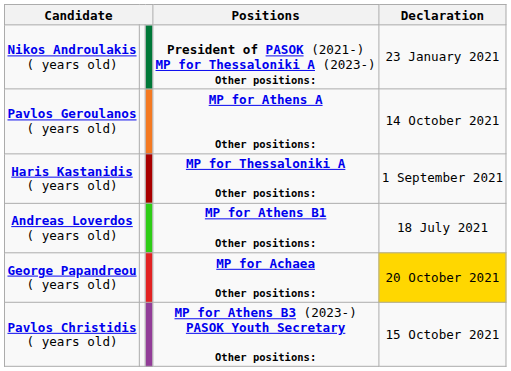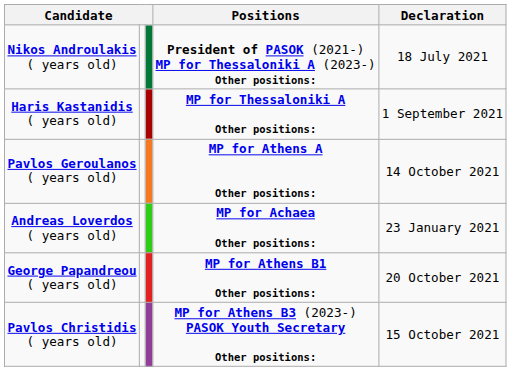(442, 57) 23 January 2021 -> (442, 57) 18 July 2021
rows swapped: (72, 121) <-> (72, 178)
(266, 228) MP for Athens B1 Other positions: -> (266, 228) MP for Achaea Other positions:
(442, 228) 18 July 2021 -> (442, 228) 23 January 2021
(266, 278) MP for Achaea Other positions: -> (266, 278) MP for Athens B1 Other positions:
(442, 278) gold background -> (442, 278) no background
